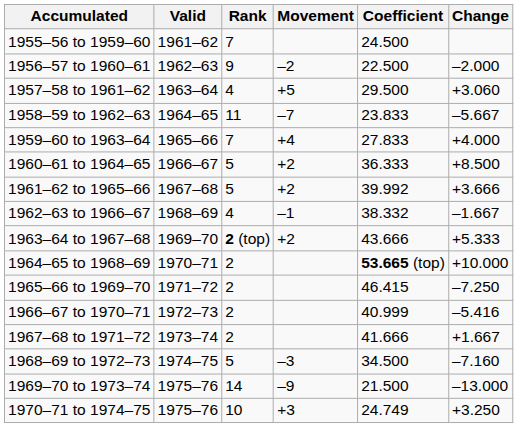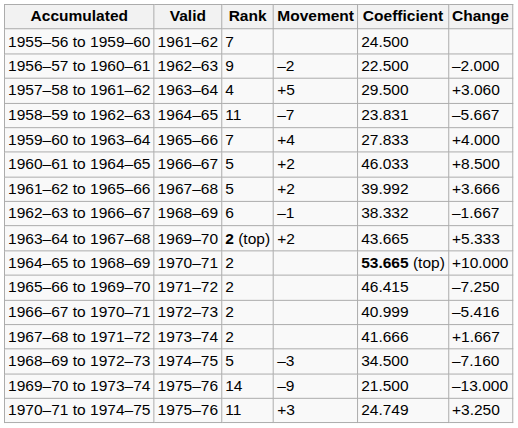(385, 115) 23.833 -> (385, 115) 23.831
(385, 164) 36.333 -> (385, 164) 46.033
(230, 213) 4 -> (230, 213) 6
(385, 238) 43.666 -> (385, 238) 43.665
(234, 410) 10 -> (233, 410) 11
